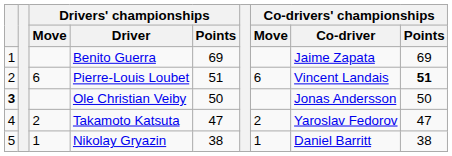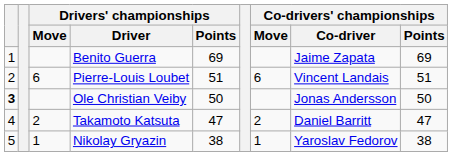(424, 78) bold -> (424, 78) normal
(346, 120) Yaroslav Fedorov -> (333, 120) Daniel Barritt
(333, 141) Daniel Barritt -> (346, 141) Yaroslav Fedorov
